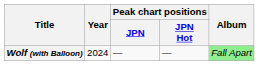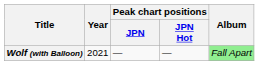(98, 53) 2024 -> (98, 53) 2021
